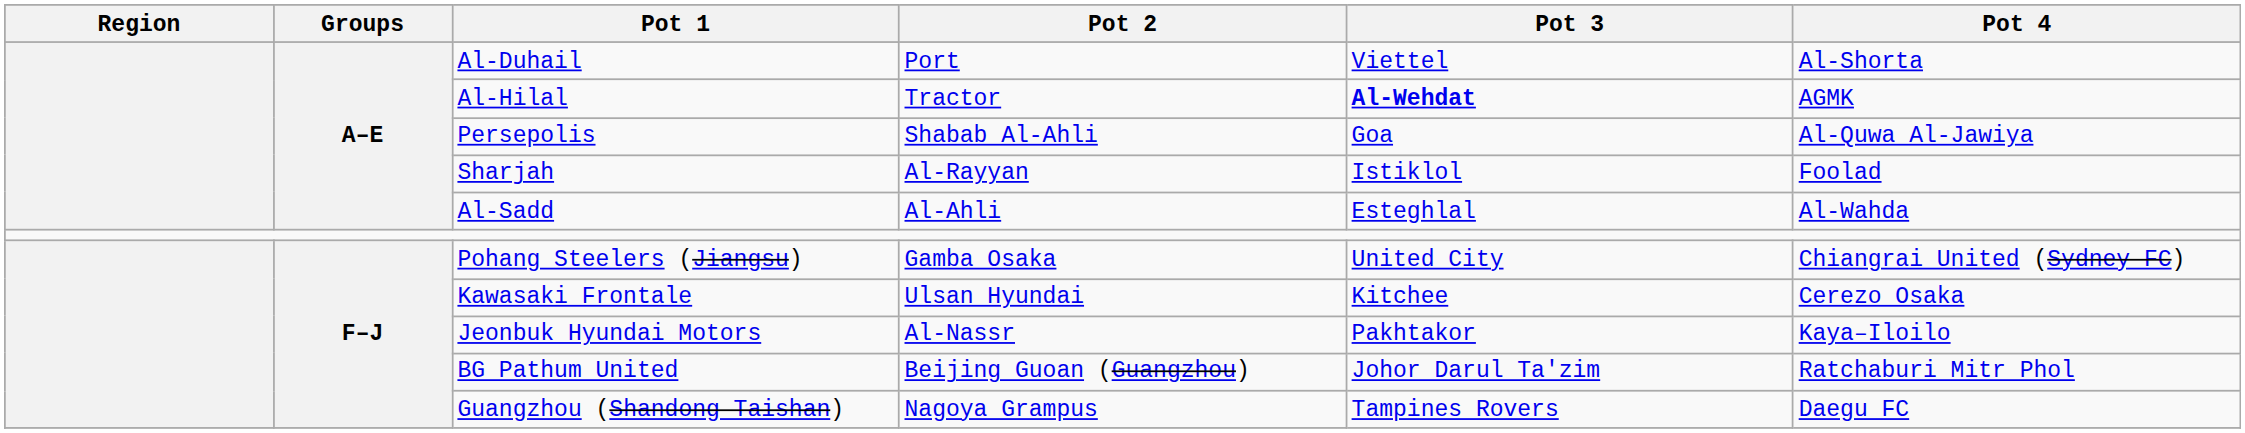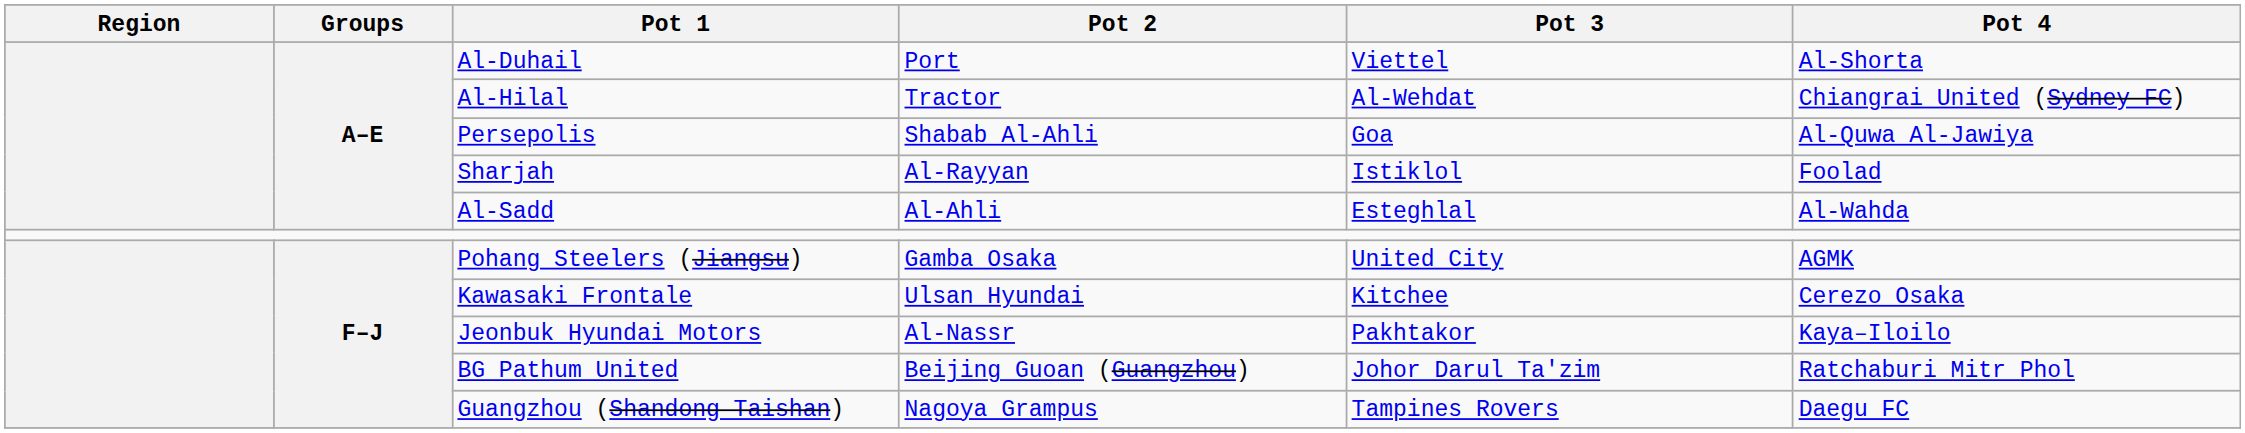(1414, 99) bold -> (1414, 99) normal
(1826, 99) AGMK -> (1992, 99) Chiangrai United (Sydney FC)
(1992, 260) Chiangrai United (Sydney FC) -> (1826, 260) AGMK
